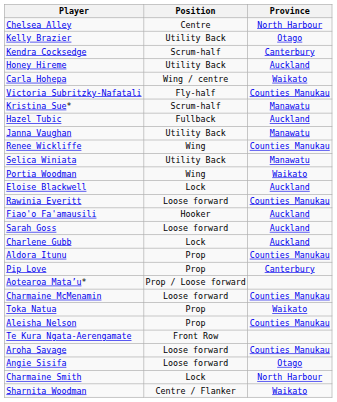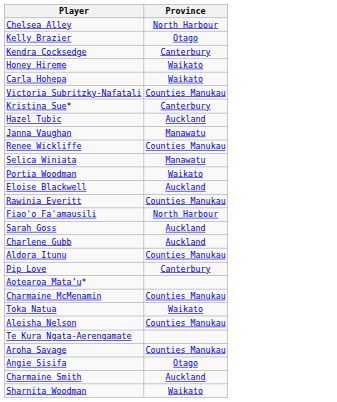- column: (196, 11)
(290, 65) Auckland -> (186, 65) Waikato
(290, 106) Manawatu -> (186, 106) Canterbury
(290, 214) Auckland -> (186, 214) North Harbour
(290, 377) North Harbour -> (186, 377) Auckland
